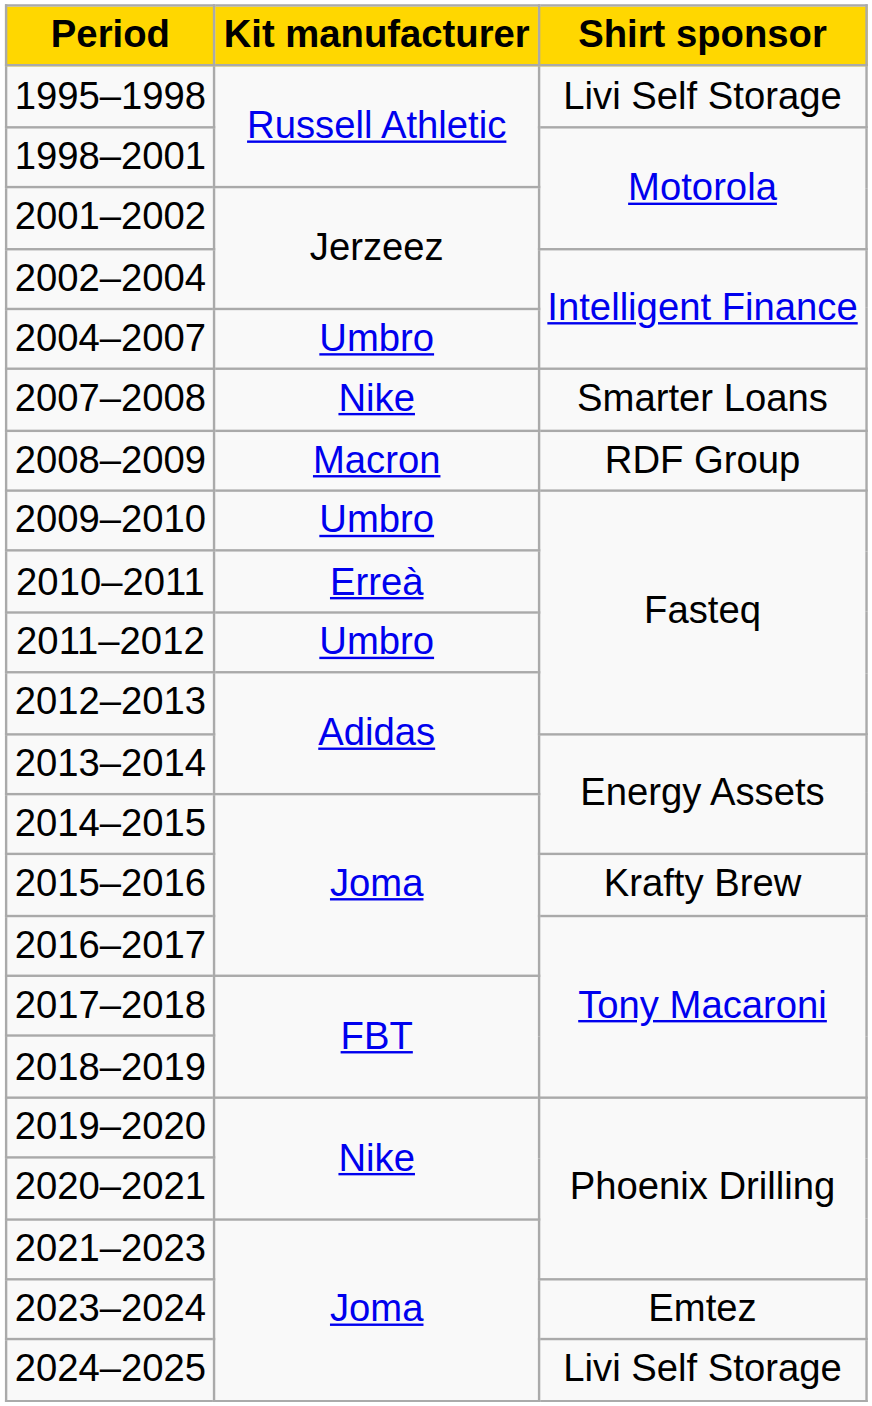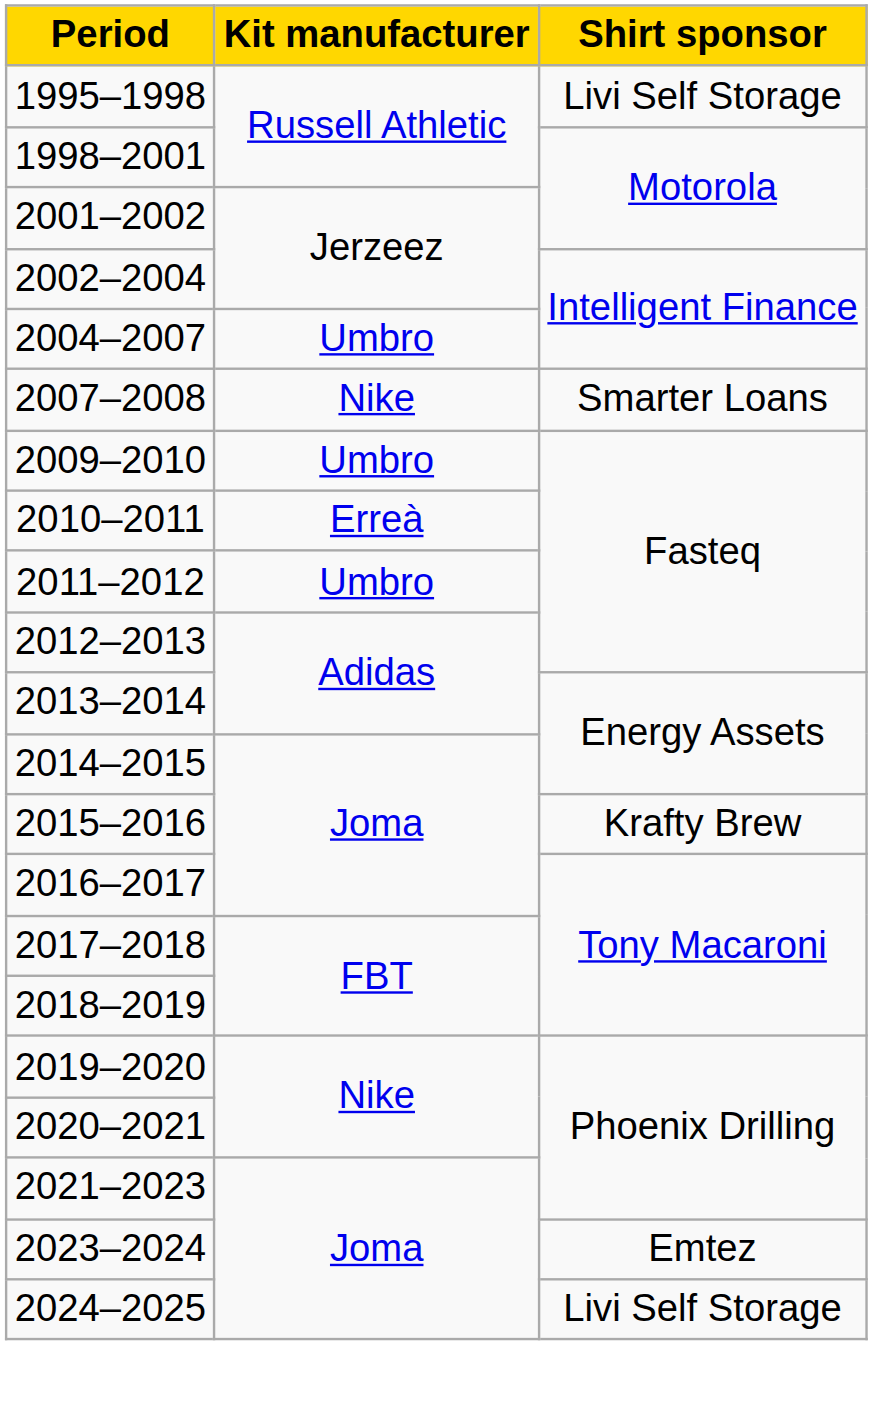- row: (110, 459)
